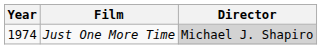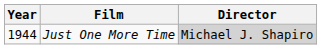(22, 34) 1974 -> (22, 34) 1944
